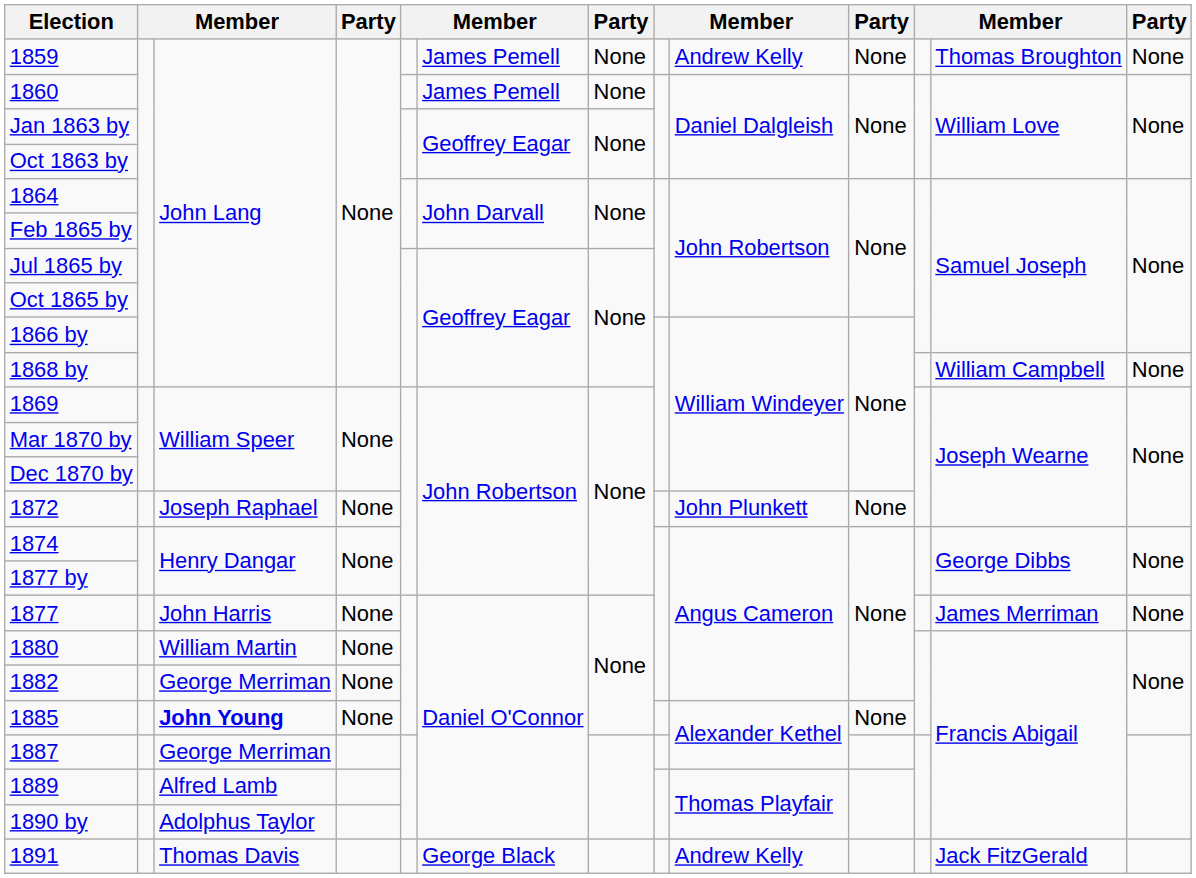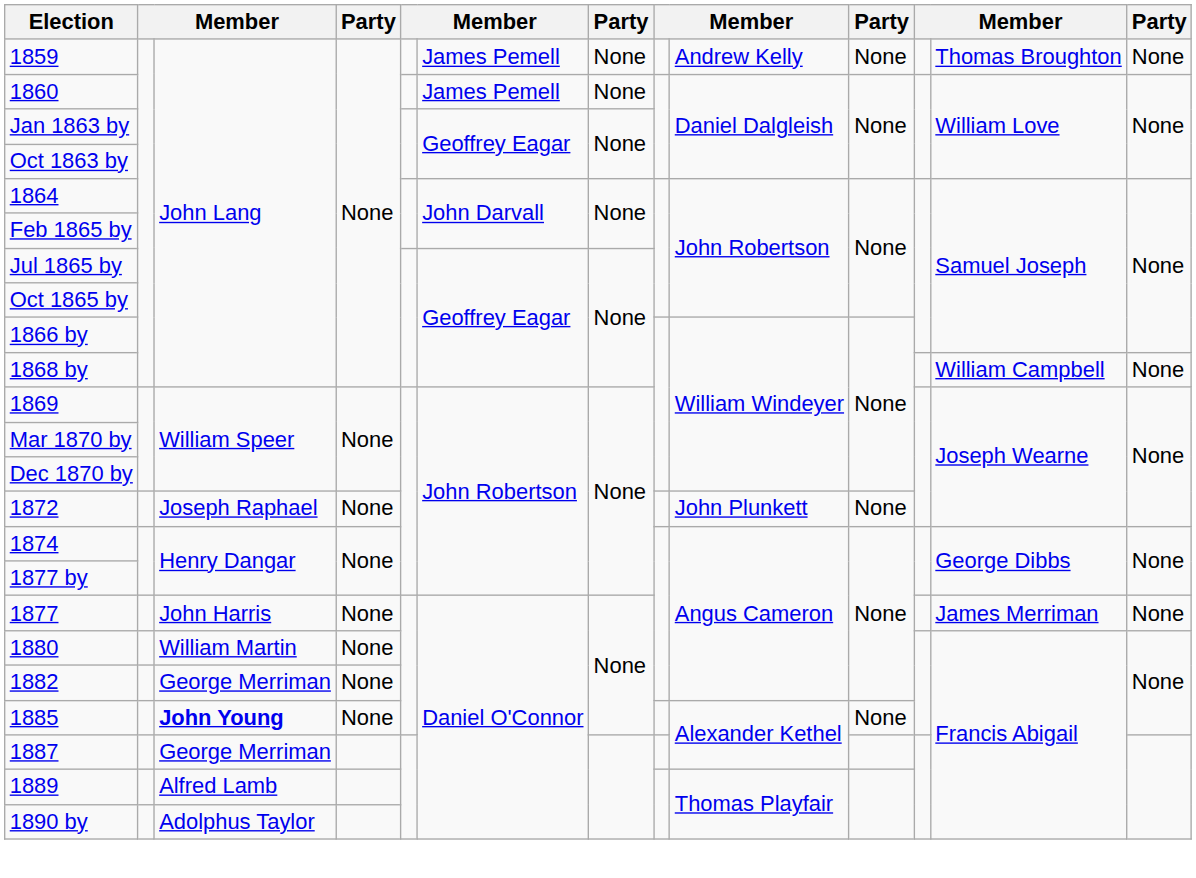- row: (34, 856)
